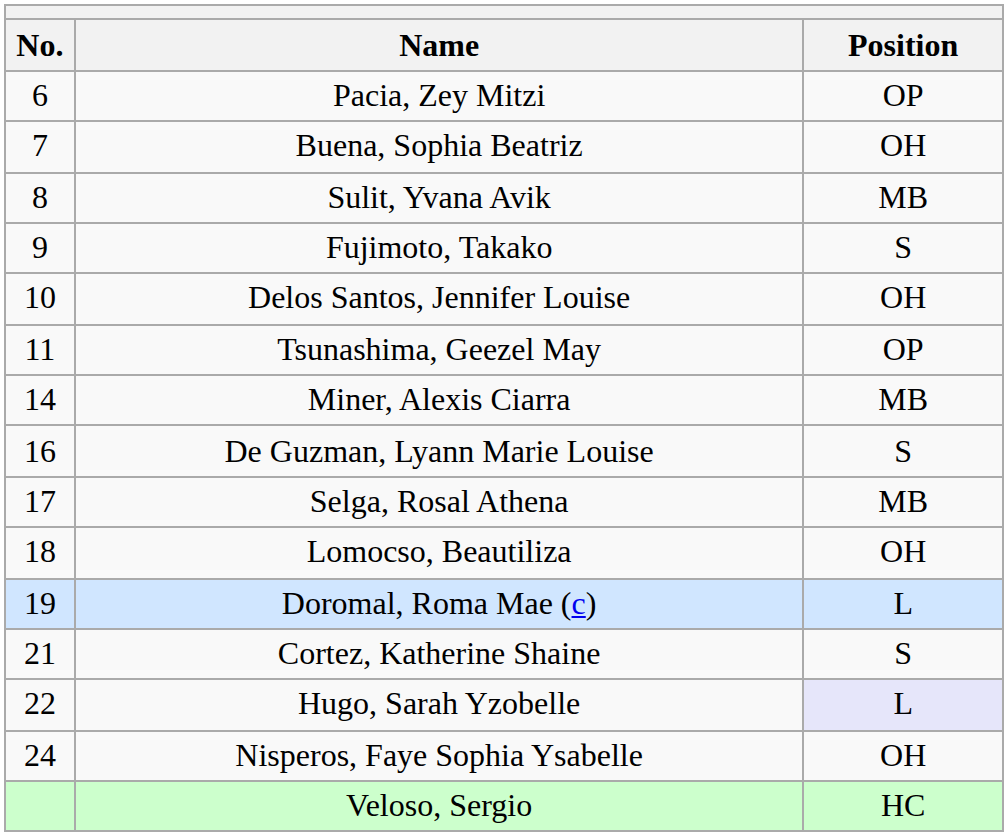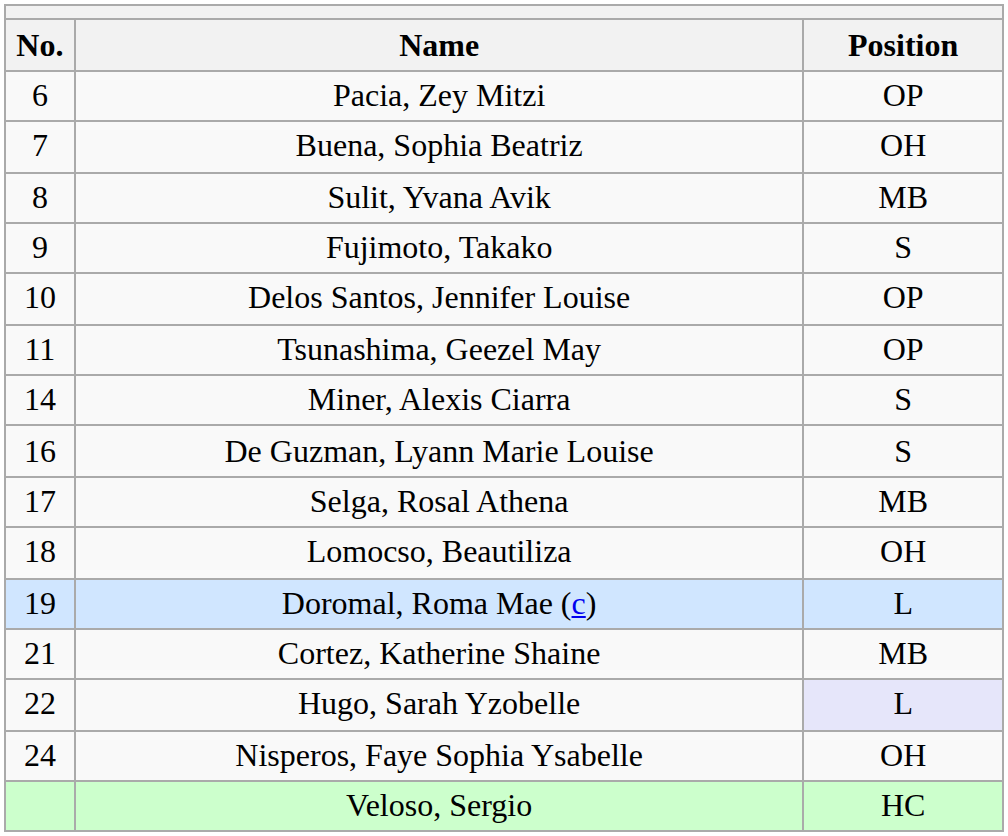(903, 298) OH -> (903, 298) OP
(903, 399) MB -> (903, 399) S
(903, 653) S -> (903, 653) MB
